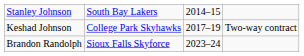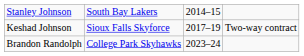(134, 28) College Park Skyhawks -> (128, 28) Sioux Falls Skyforce
(128, 43) Sioux Falls Skyforce -> (134, 43) College Park Skyhawks
